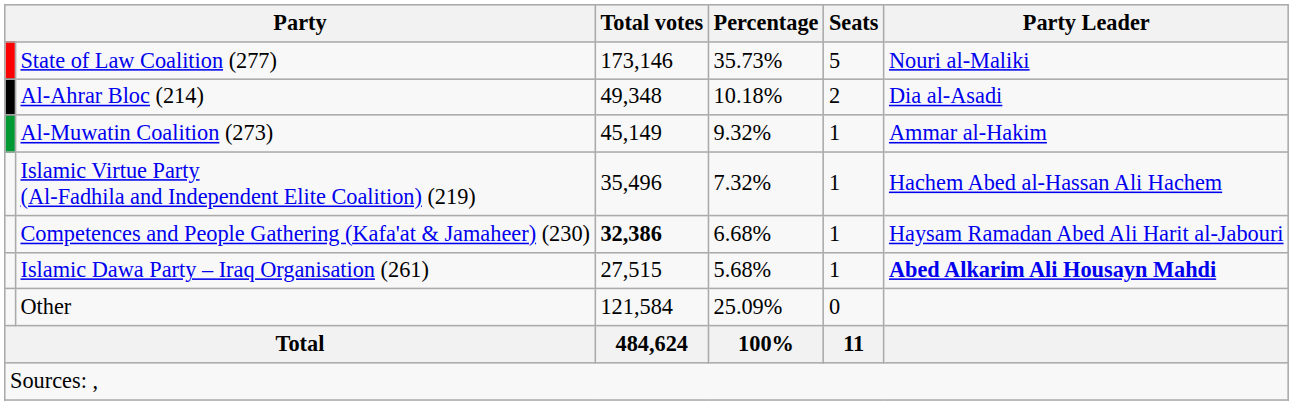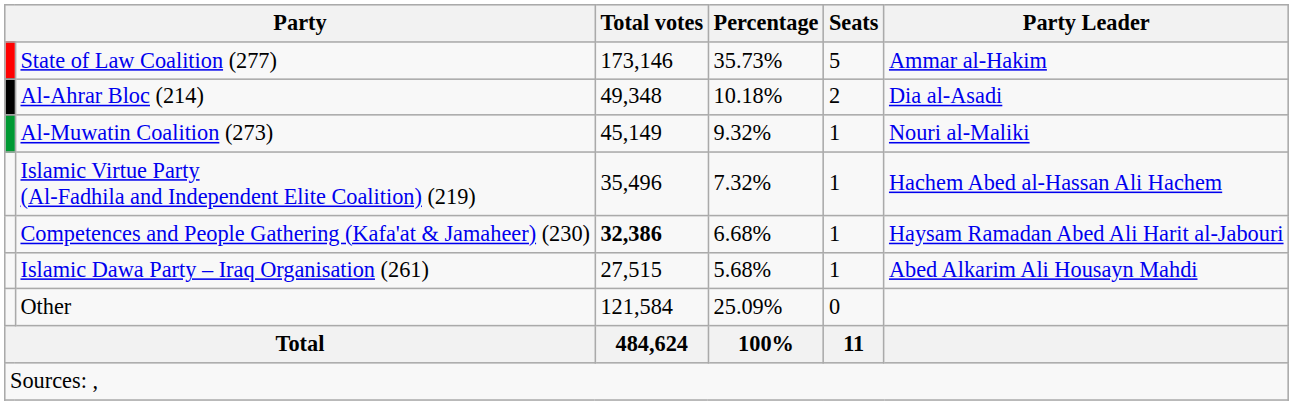(959, 60) Nouri al-Maliki -> (968, 60) Ammar al-Hakim
(968, 133) Ammar al-Hakim -> (959, 133) Nouri al-Maliki
(1053, 270) bold -> (1043, 270) normal
